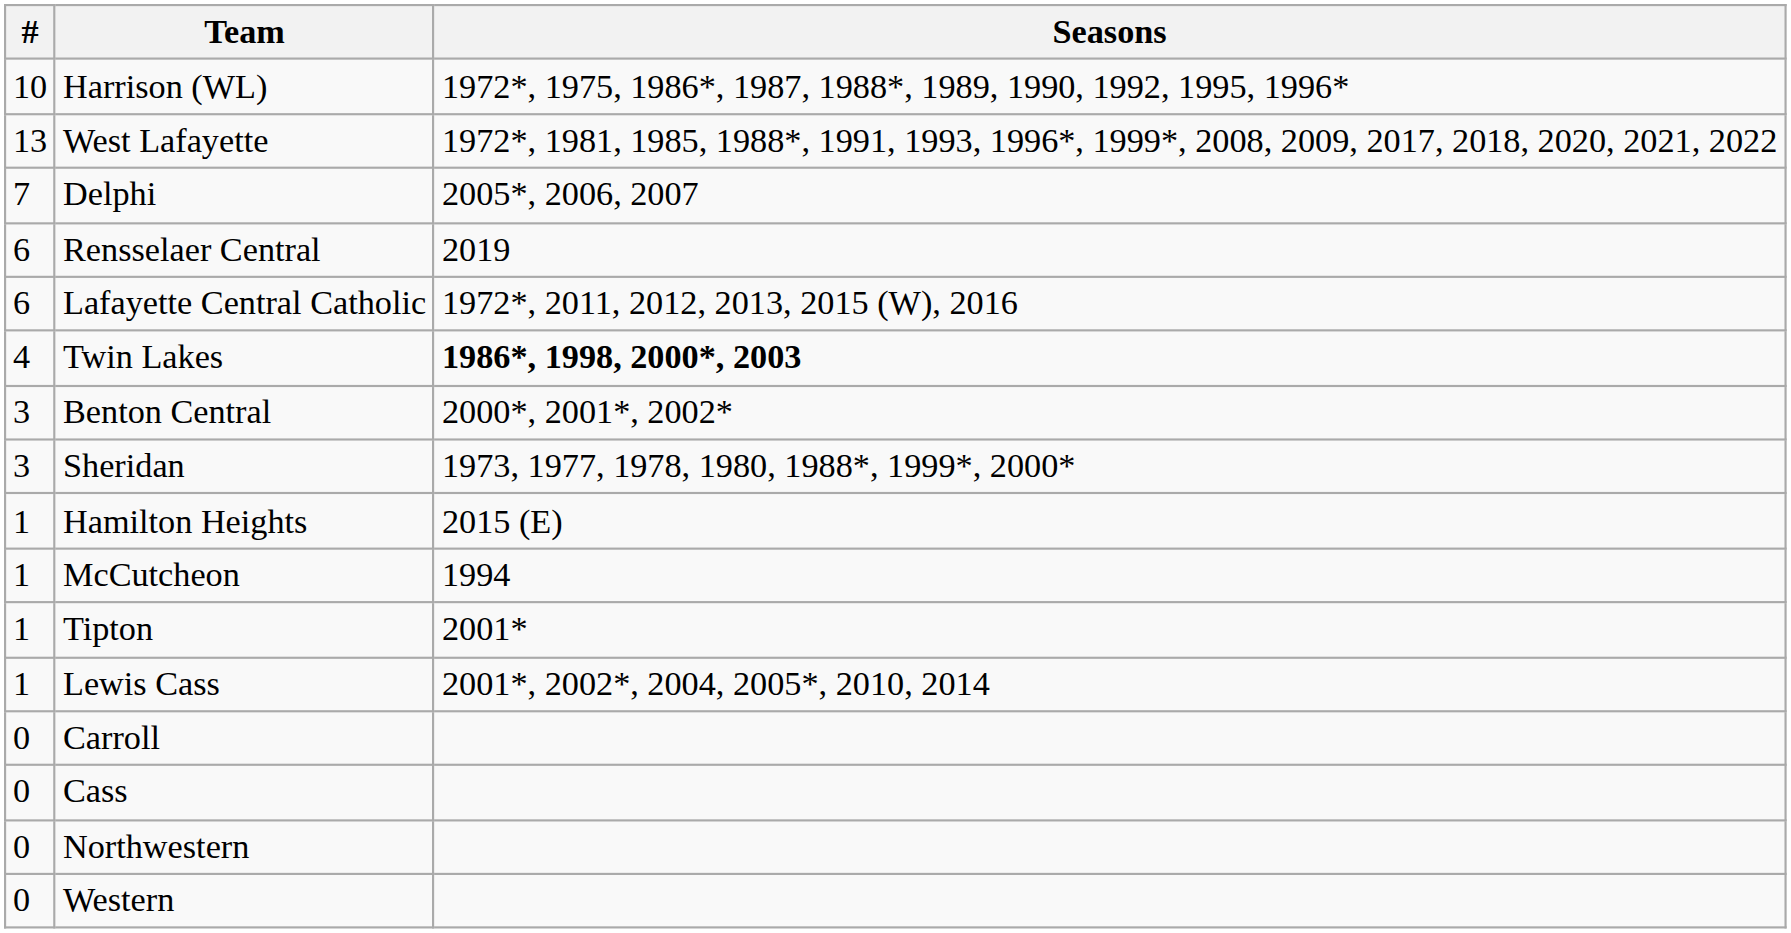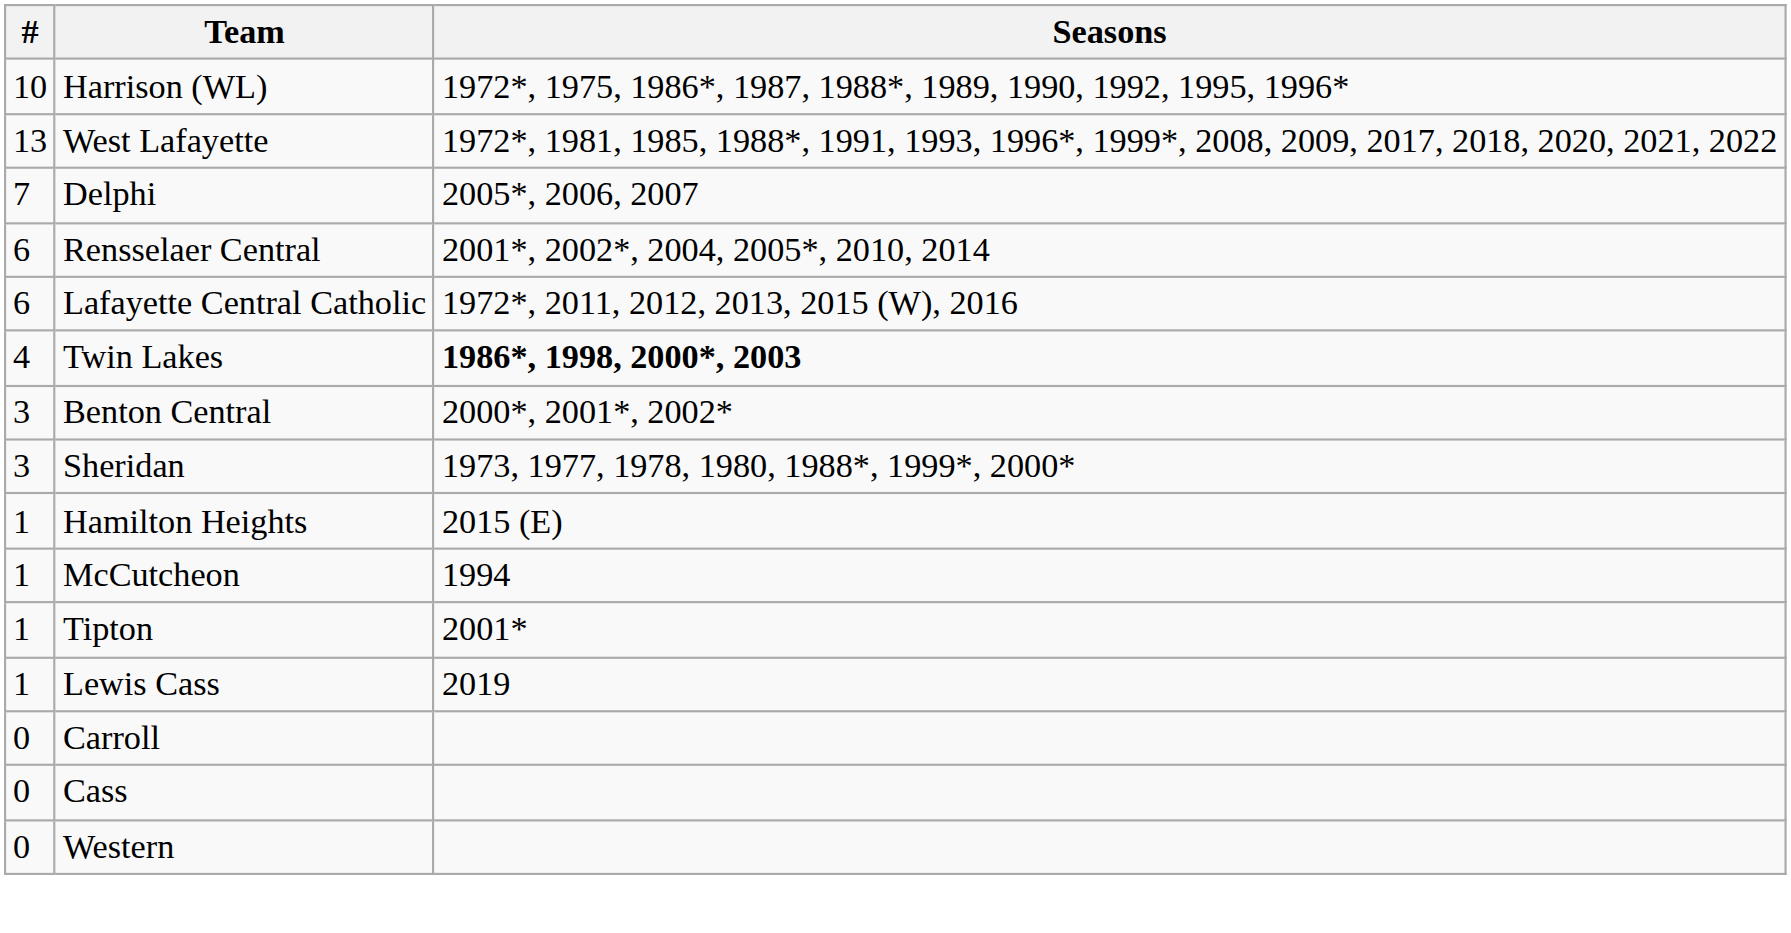(476, 248) 2019 -> (716, 248) 2001*, 2002*, 2004, 2005*, 2010, 2014
(716, 683) 2001*, 2002*, 2004, 2005*, 2010, 2014 -> (476, 683) 2019
- row: (156, 846)
